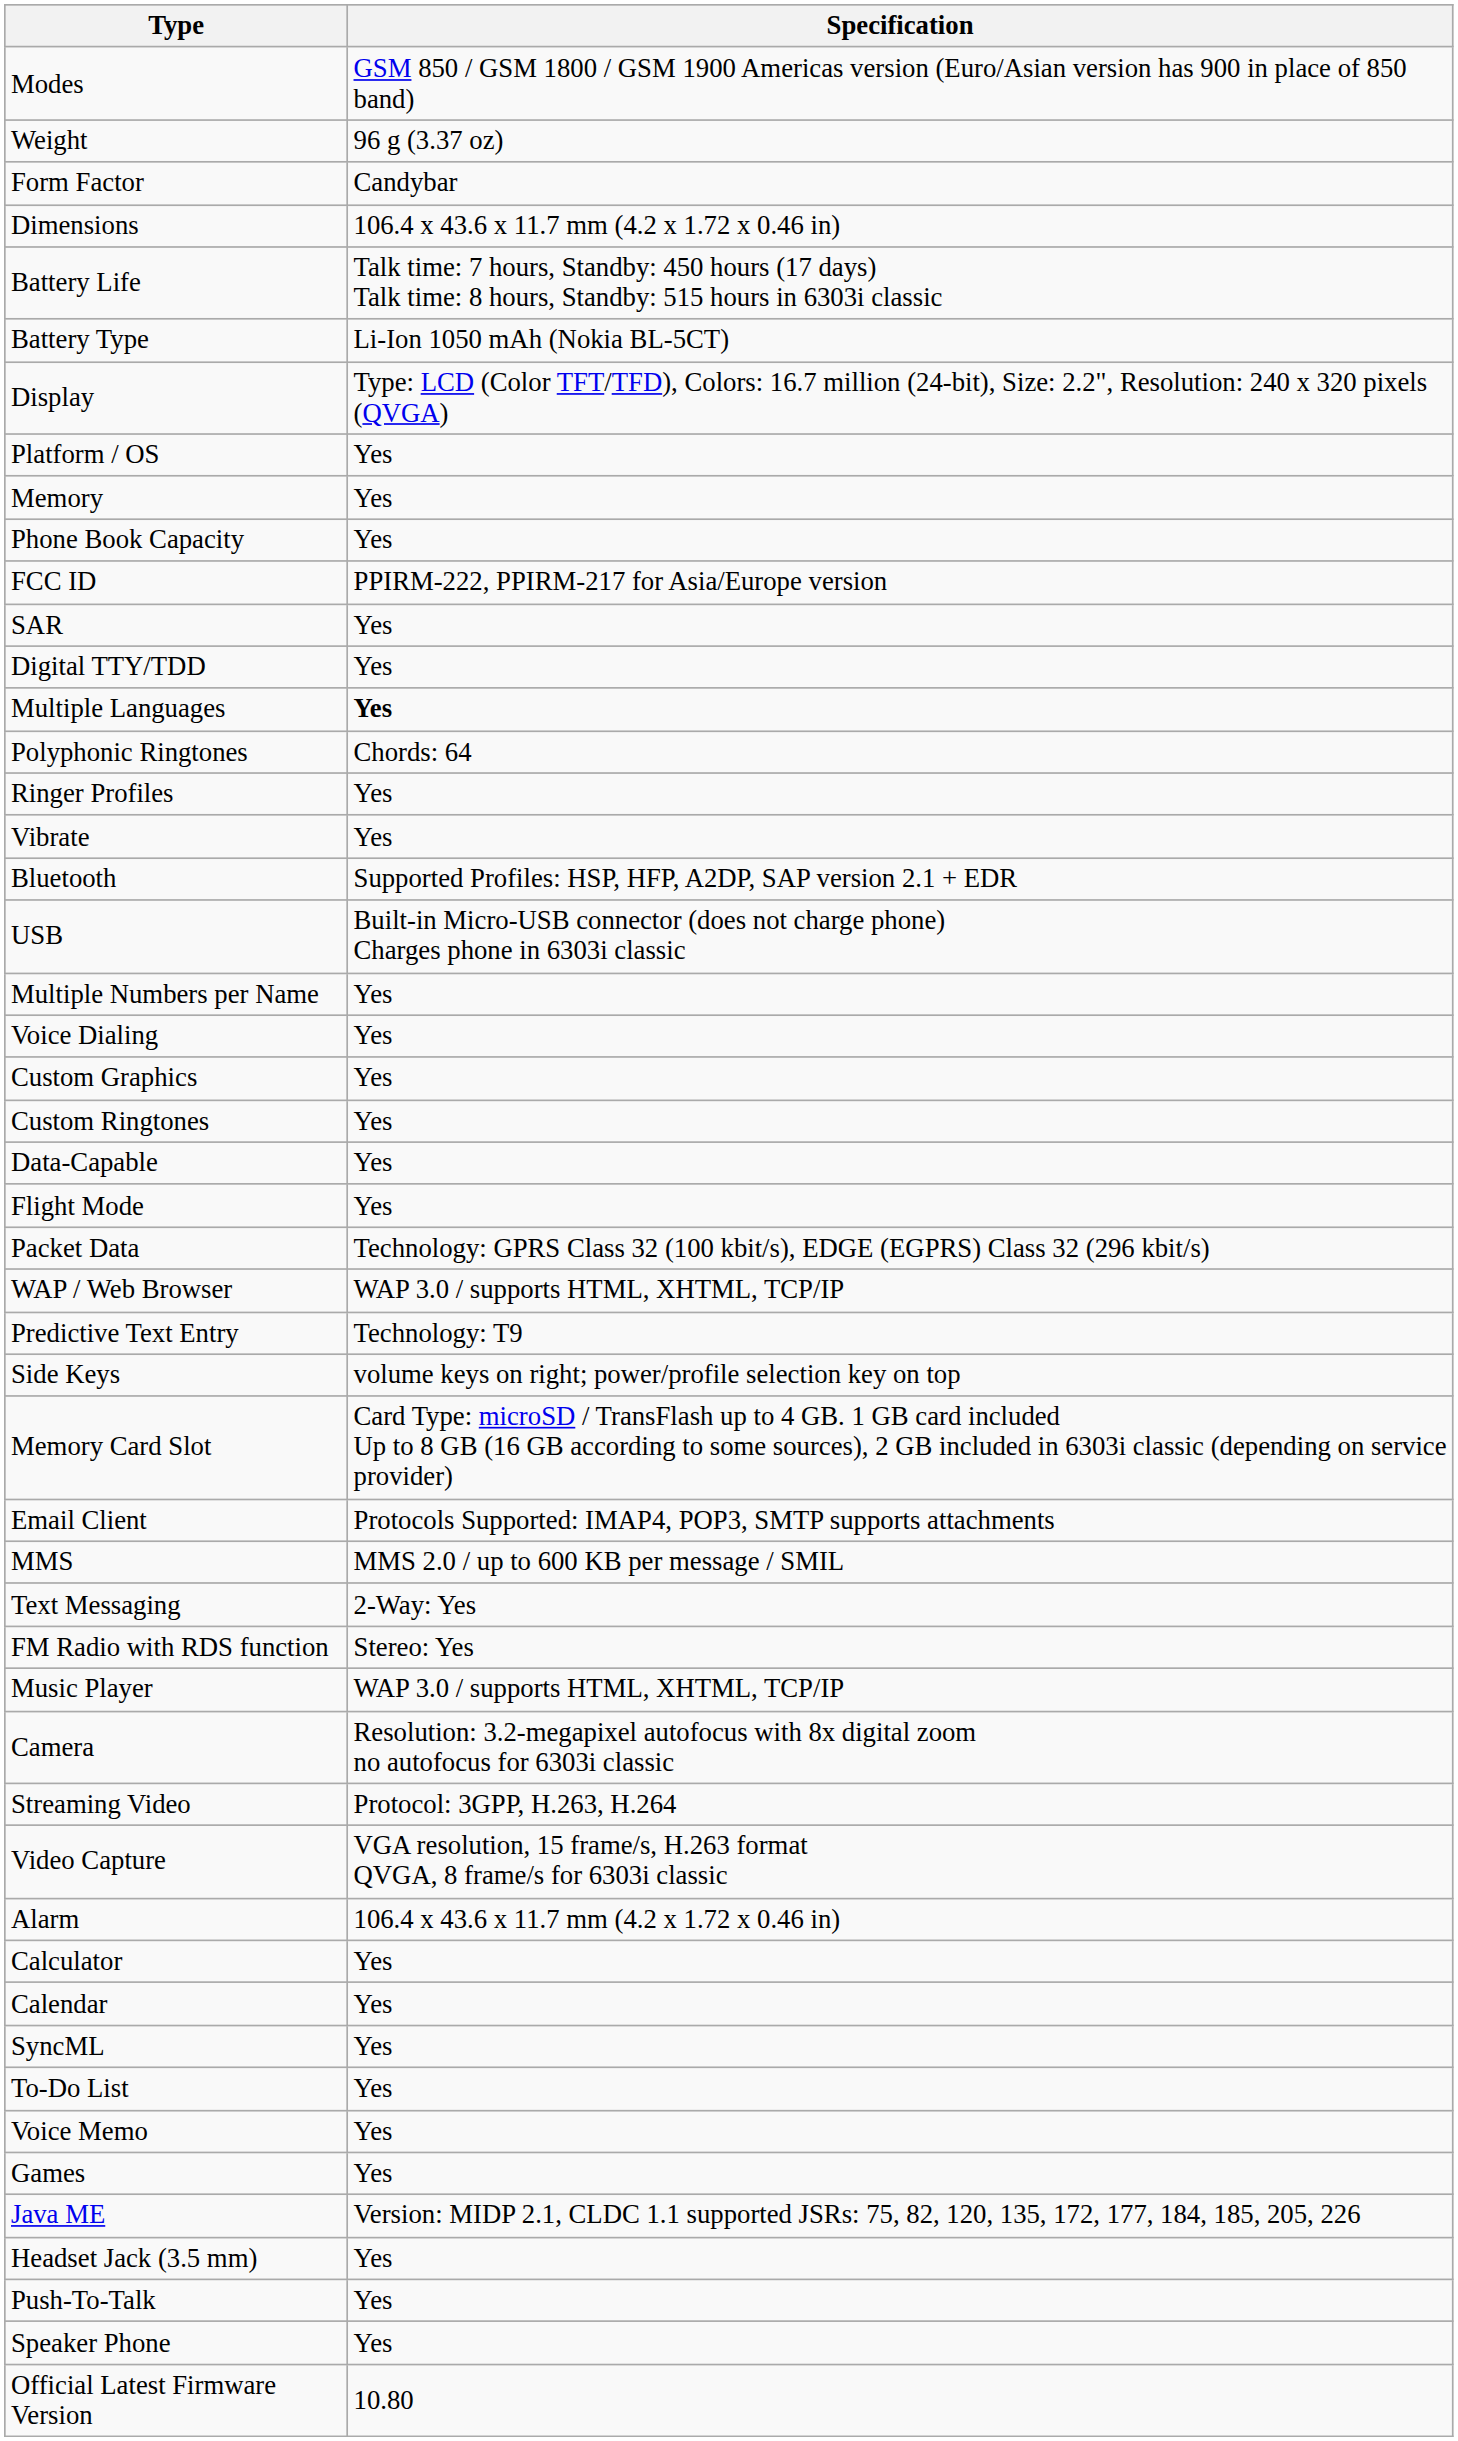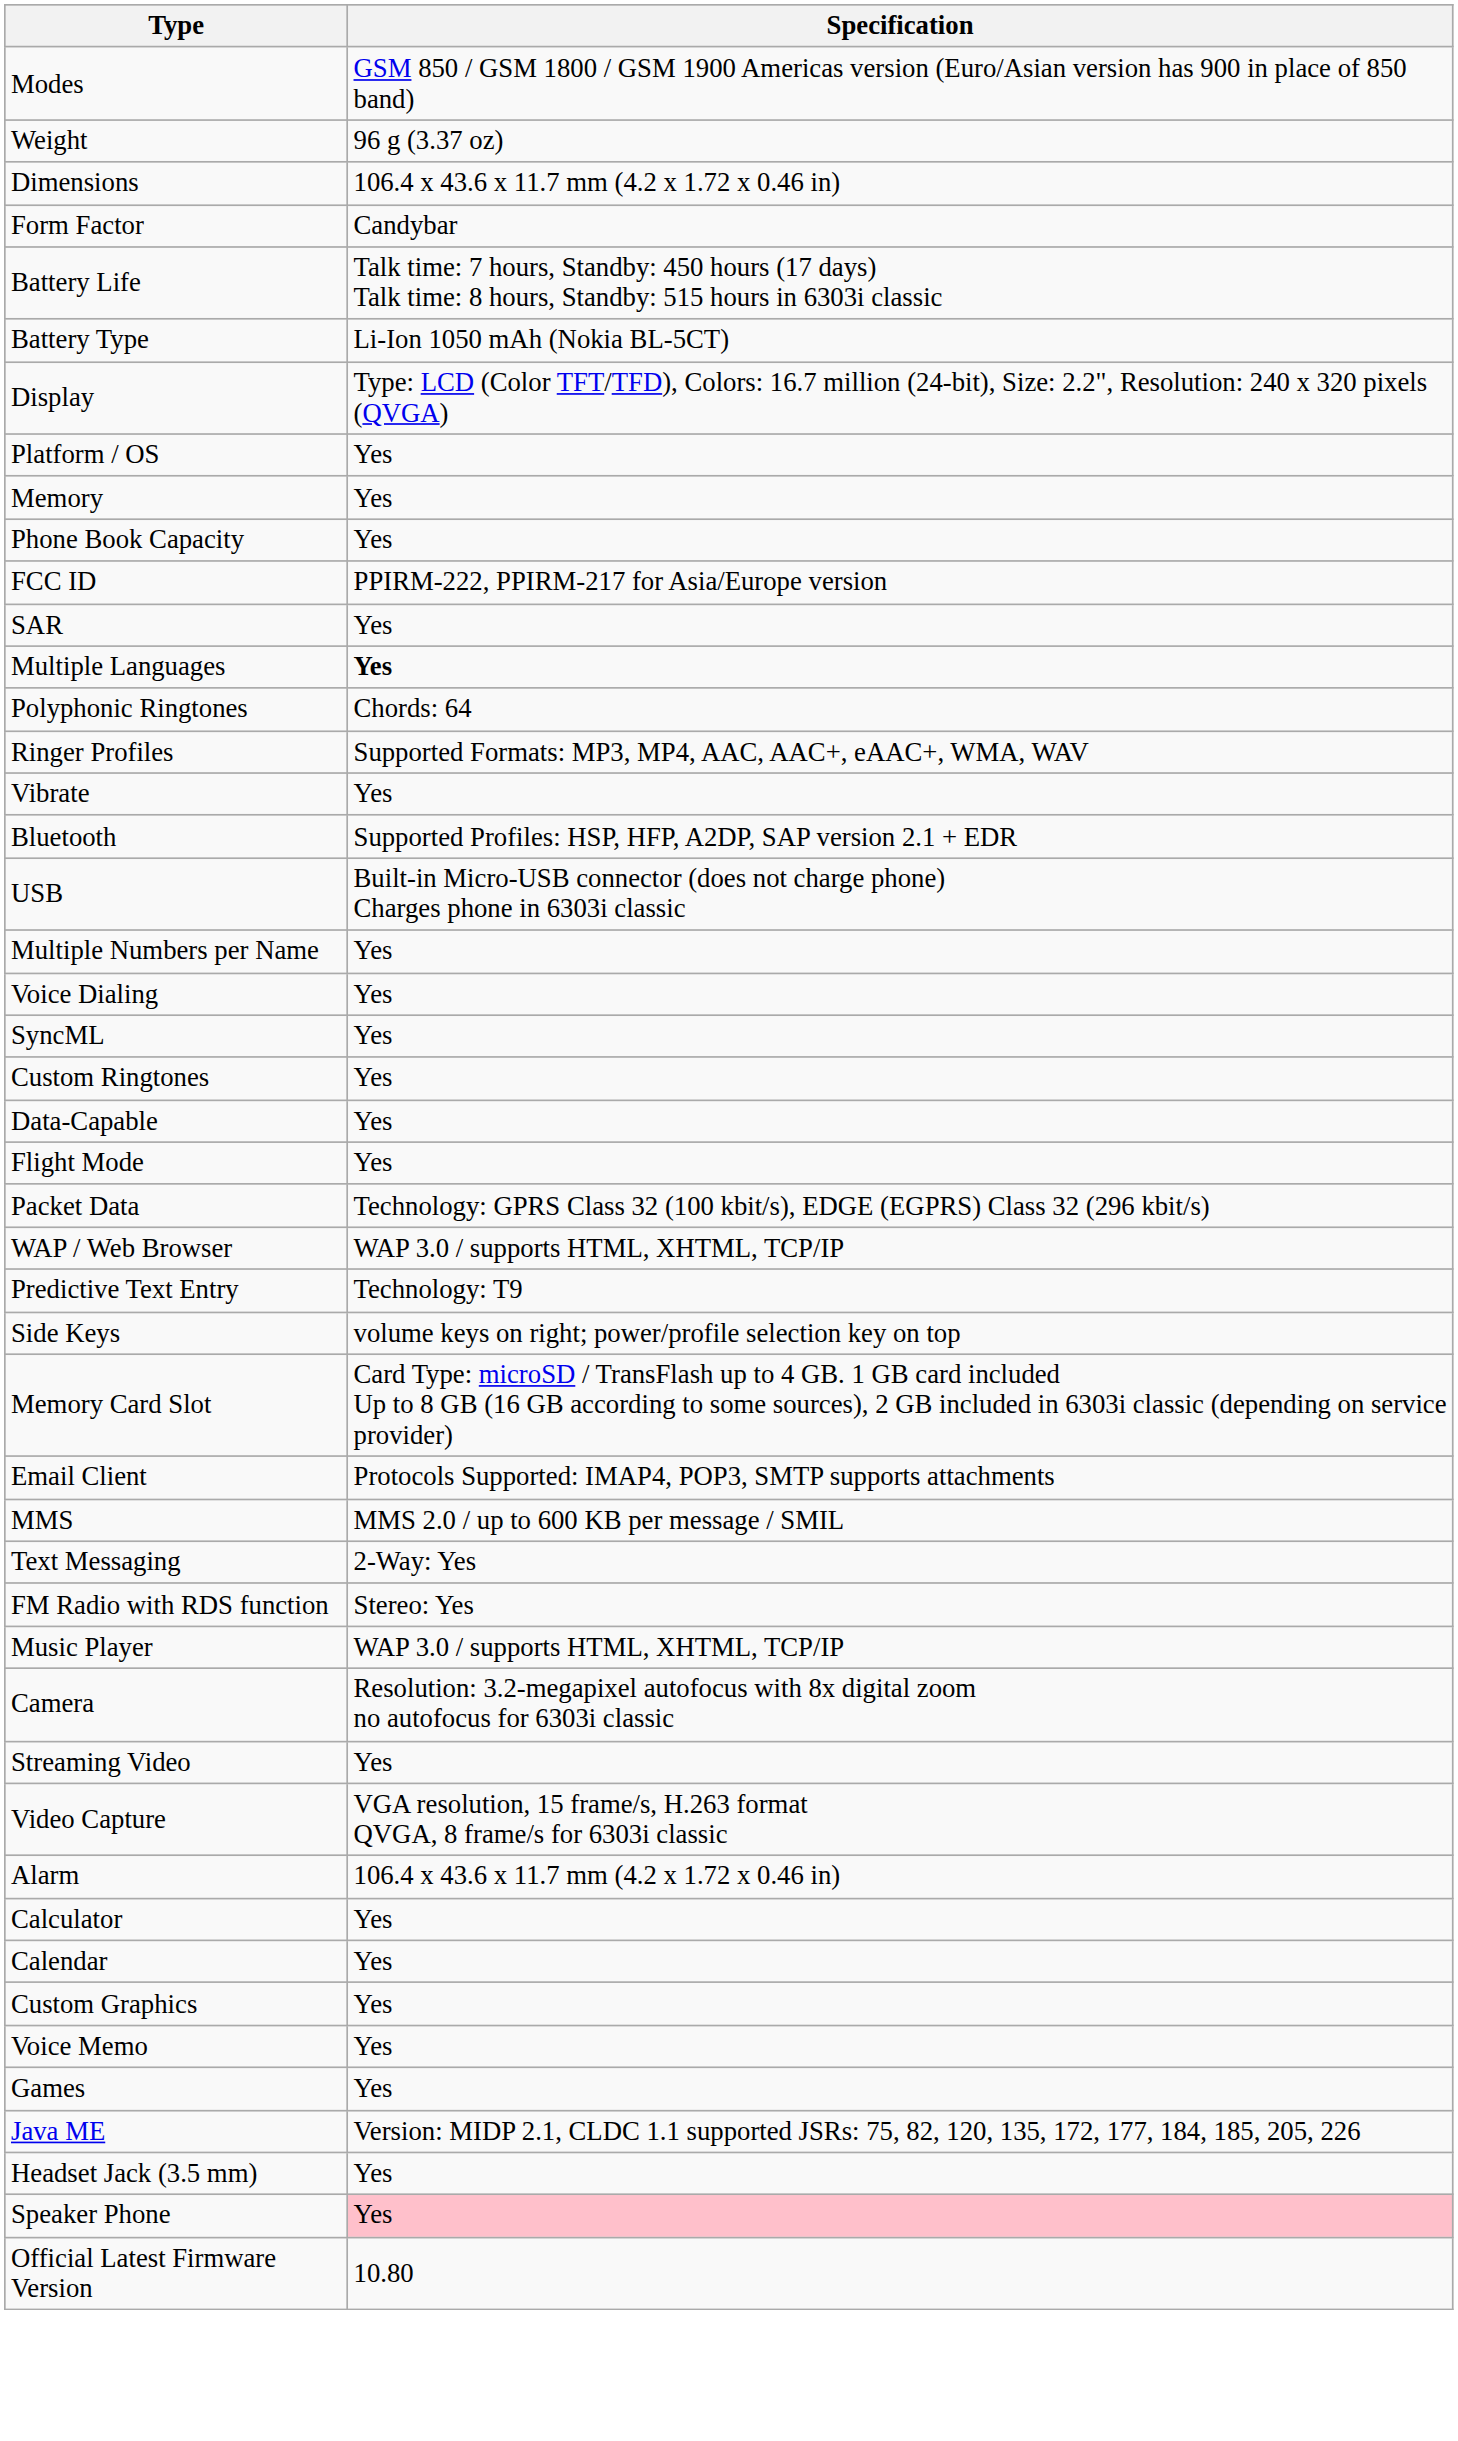rows swapped: (75, 225) <-> (77, 182)
- row: (108, 666)
(373, 793) Yes -> (721, 751) Supported Formats: MP3, MP4, AAC, AAC+, eAAC+, WMA, WAV
rows swapped: (104, 1078) <-> (58, 2045)
(515, 1804) Protocol: 3GPP, H.263, H.264 -> (373, 1761) Yes
- row: (70, 2088)
- row: (83, 2300)
(373, 2342) no background -> (373, 2215) pink background
